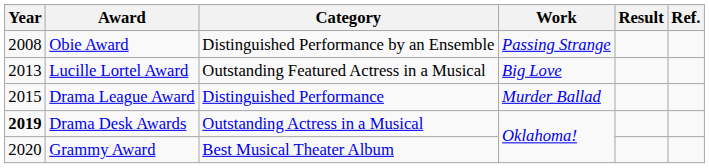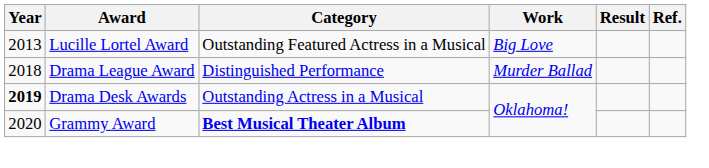- row: (89, 44)
(25, 96) 2015 -> (25, 70) 2018
(298, 149) normal -> (304, 123) bold
